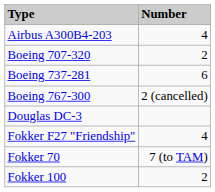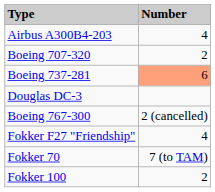(204, 75) no background -> (204, 75) lightsalmon background
rows swapped: (49, 95) <-> (45, 116)
